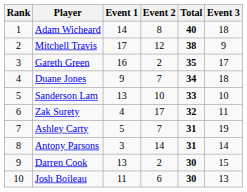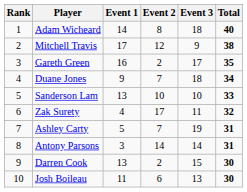columns swapped: (223, 13) <-> (191, 13)
